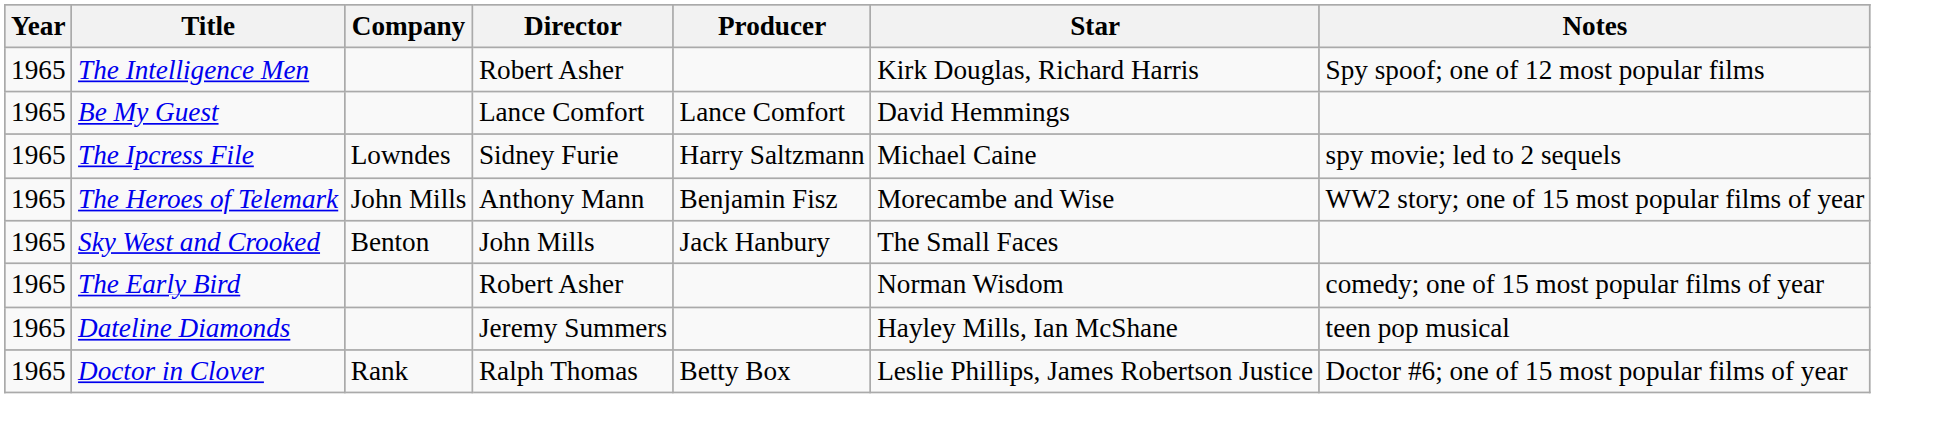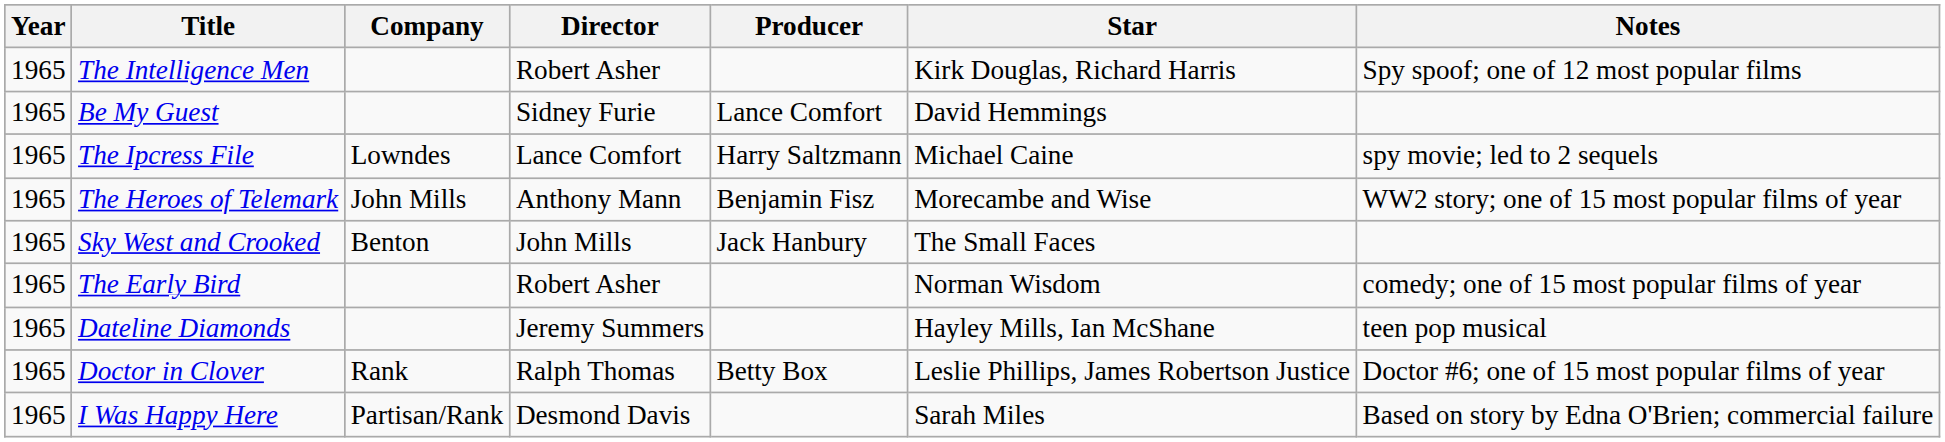(562, 112) Lance Comfort -> (586, 112) Sidney Furie
(549, 155) Sidney Furie -> (599, 155) Lance Comfort
+ row: (178, 414)
